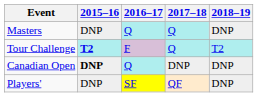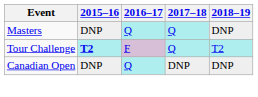(92, 65) bold -> (91, 65) normal
- row: (24, 83)
